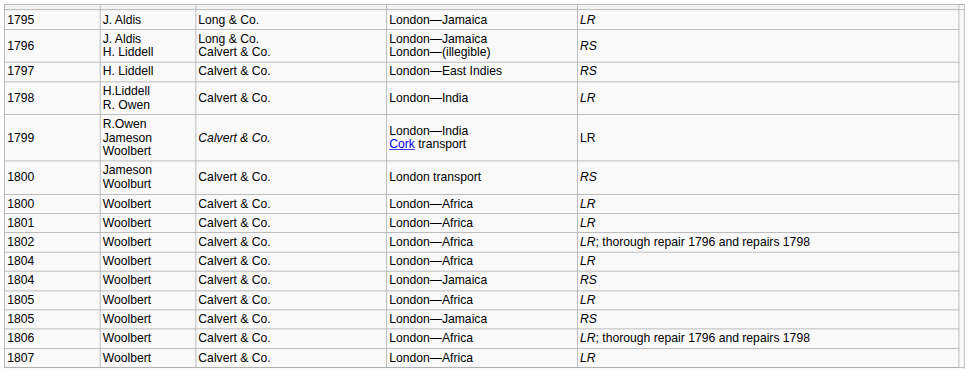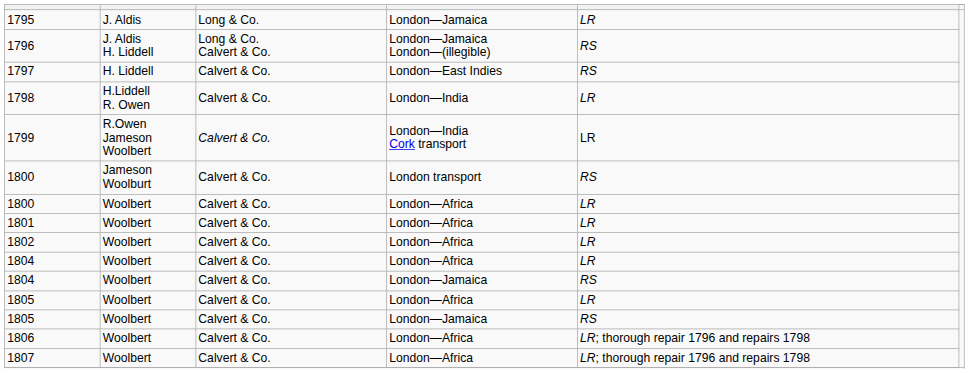(695, 242) LR; thorough repair 1796 and repairs 1798 -> (588, 242) LR
(588, 358) LR -> (695, 358) LR; thorough repair 1796 and repairs 1798
